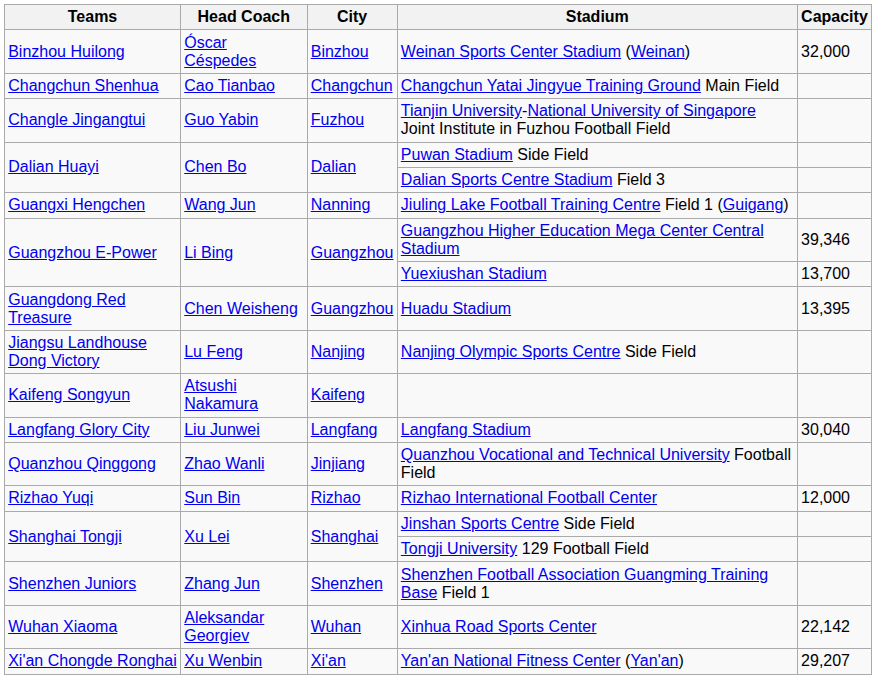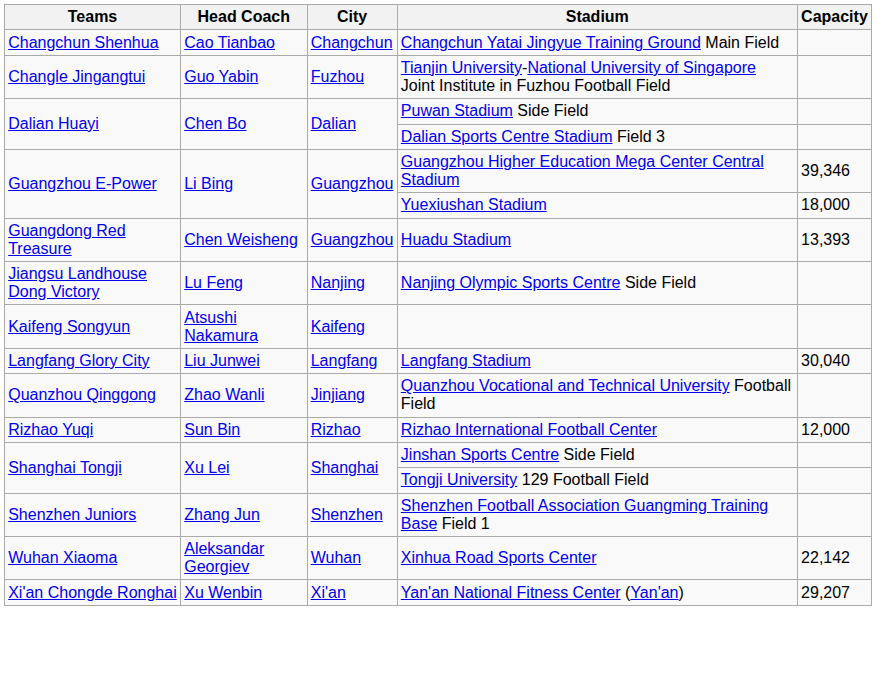- row: (546, 51)
- row: (595, 205)
(826, 274) 13,700 -> (826, 205) 18,000
(826, 308) 13,395 -> (826, 239) 13,393
